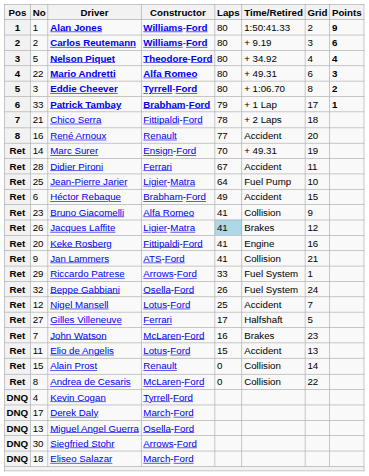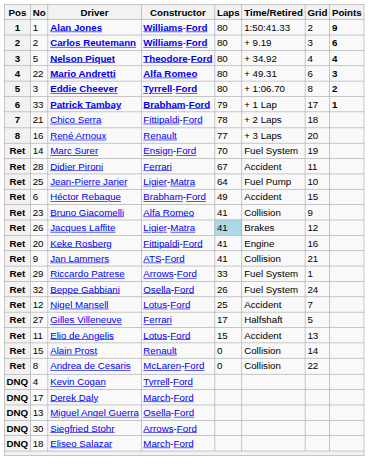(263, 135) Accident -> (263, 135) + 3 Laps
(261, 151) + 49.31 -> (271, 151) Fuel System
- row: (78, 336)
